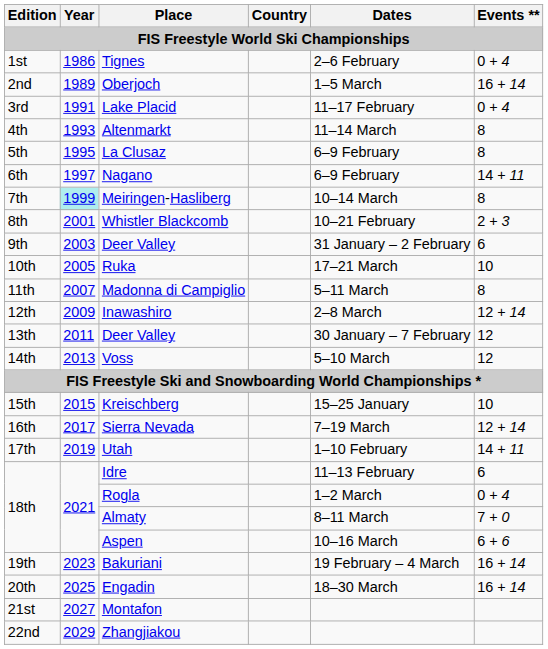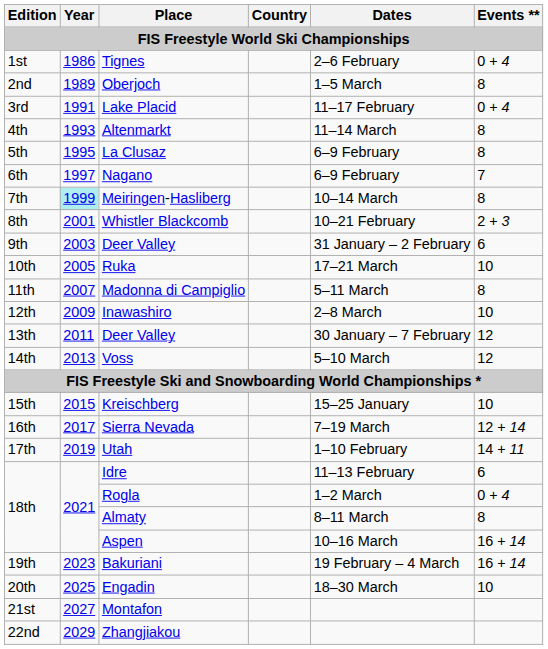(501, 84) 16 + 14 -> (481, 84) 8
(501, 175) 14 + 11 -> (481, 175) 7
(501, 312) 12 + 14 -> (485, 312) 10
(493, 518) 7 + 0 -> (481, 518) 8
(493, 541) 6 + 6 -> (501, 541) 16 + 14
(501, 586) 16 + 14 -> (485, 586) 10
